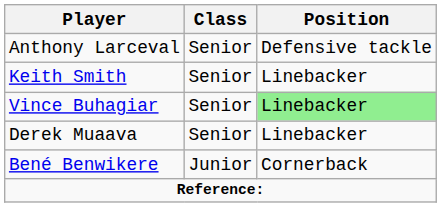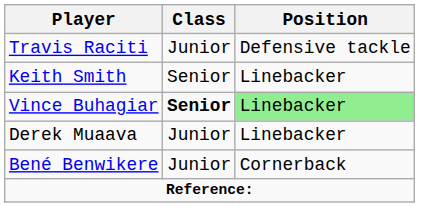+ row: (78, 48)
- row: (94, 48)
(220, 106) normal -> (199, 106) bold
(220, 135) Senior -> (199, 135) Junior
